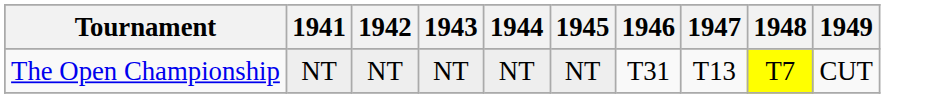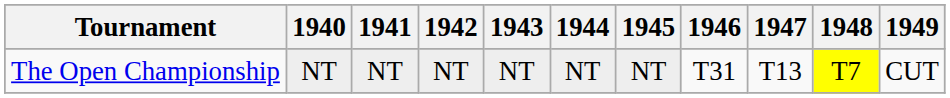+ column: (319, 26)
